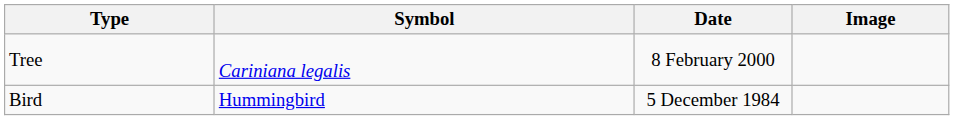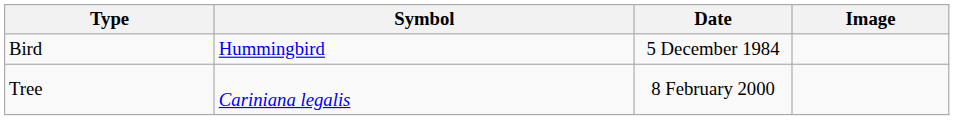rows swapped: (26, 99) <-> (26, 59)
